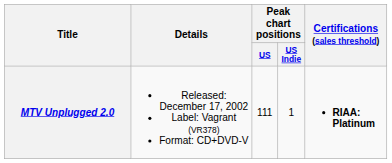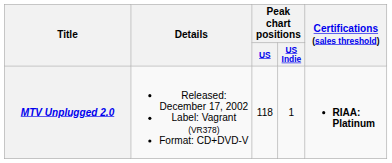(265, 112) 111 -> (265, 112) 118
